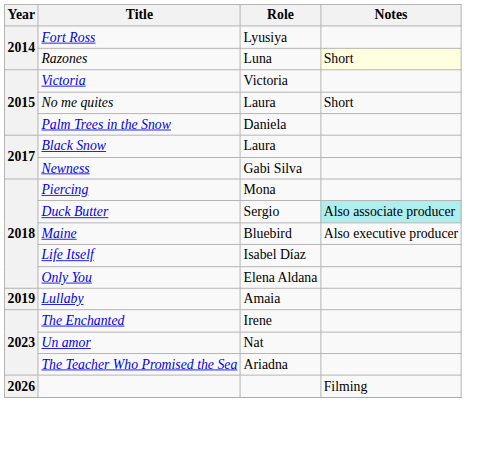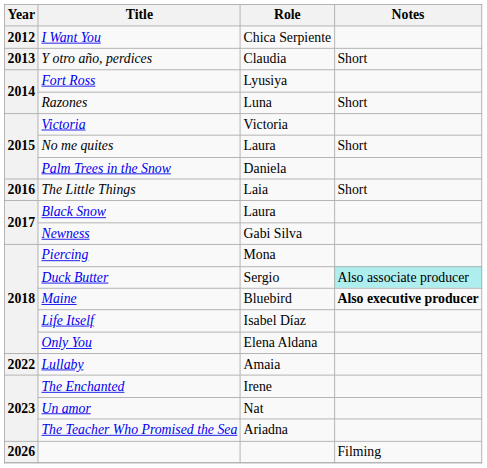+ row: (71, 37)
+ row: (97, 59)
(339, 59) lightyellow background -> (352, 102) no background
+ row: (88, 189)
(391, 233) normal -> (408, 299) bold
(21, 299) 2019 -> (21, 364) 2022
